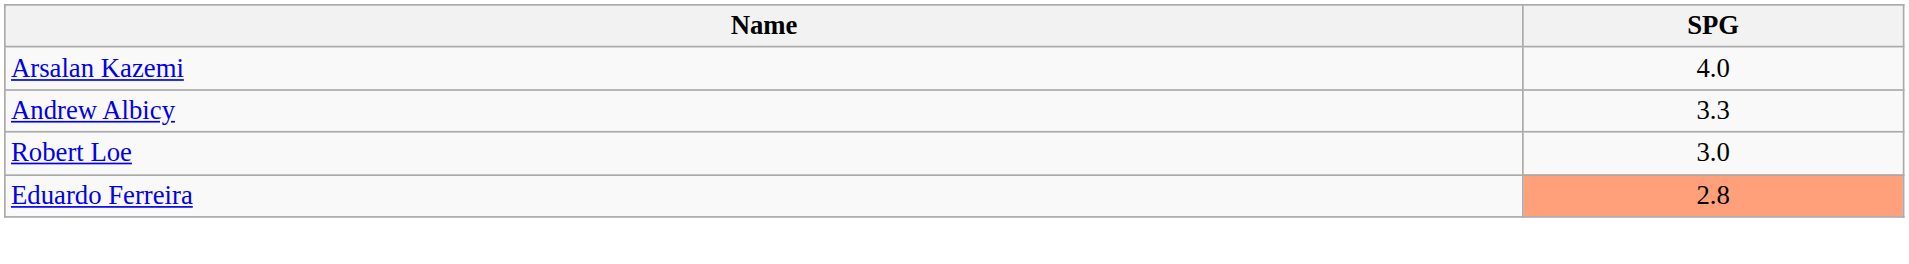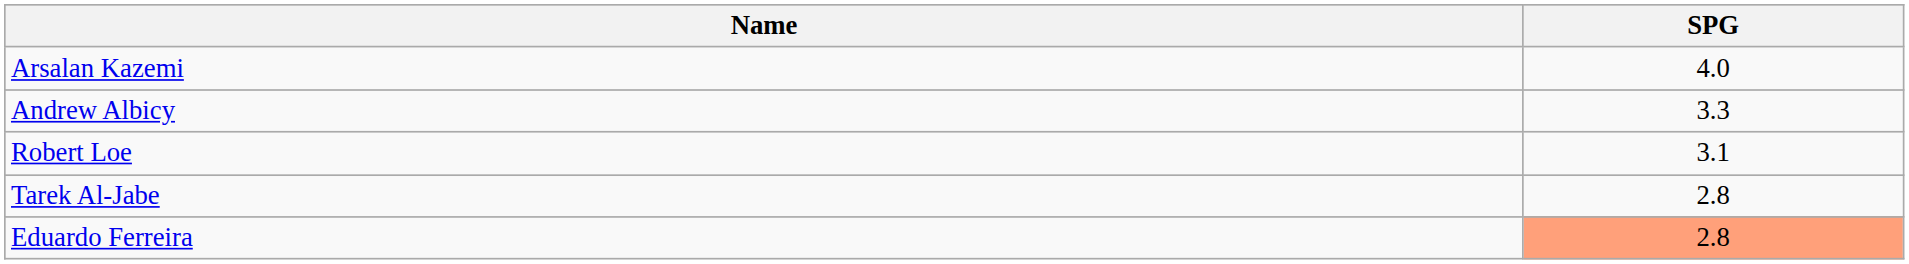(1713, 152) 3.0 -> (1713, 152) 3.1
+ row: (85, 195)
